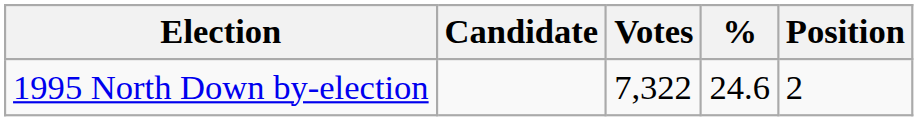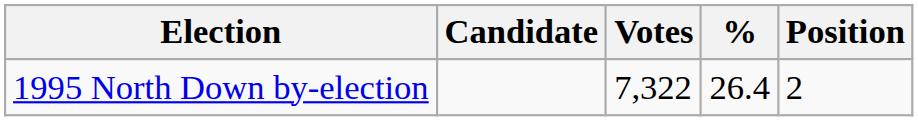(740, 86) 24.6 -> (740, 86) 26.4
